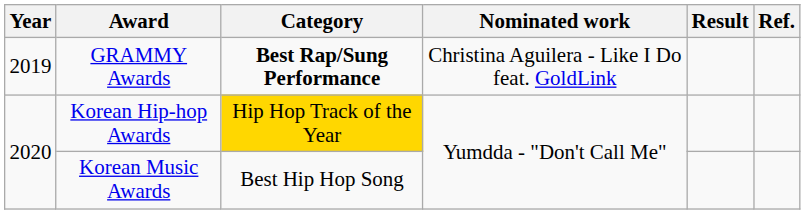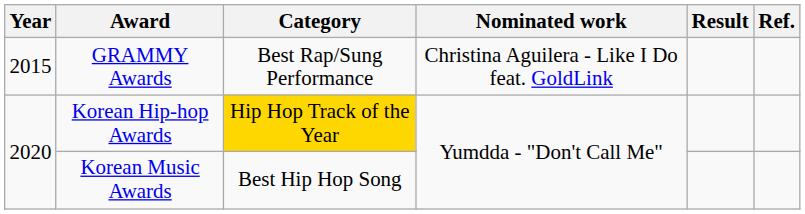(30, 66) 2019 -> (30, 66) 2015
(322, 66) bold -> (320, 66) normal
